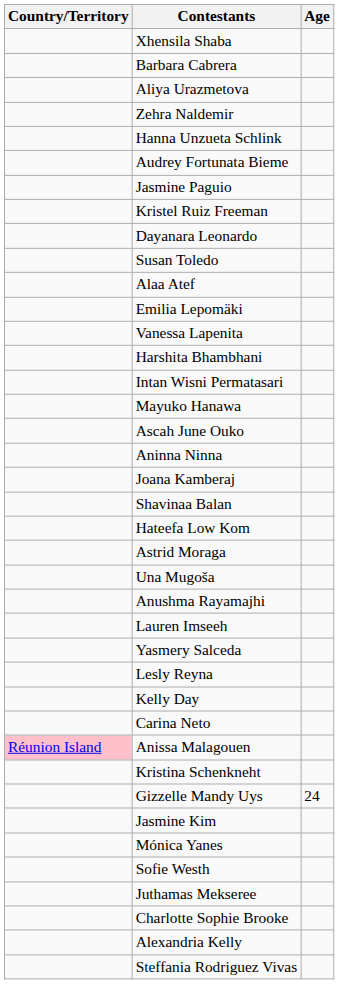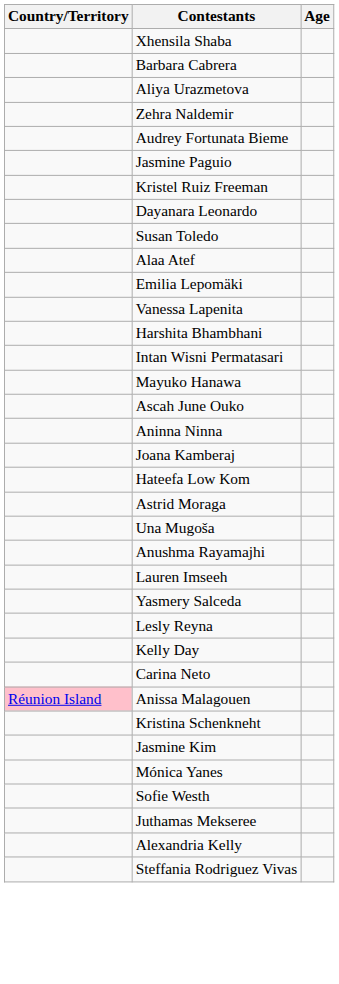- row: (209, 138)
- row: (184, 503)
- row: (199, 796)
- row: (212, 917)
